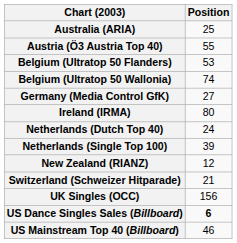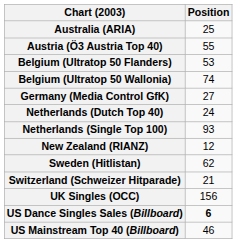- row: (95, 113)
(209, 146) 39 -> (209, 130) 93
+ row: (95, 163)
